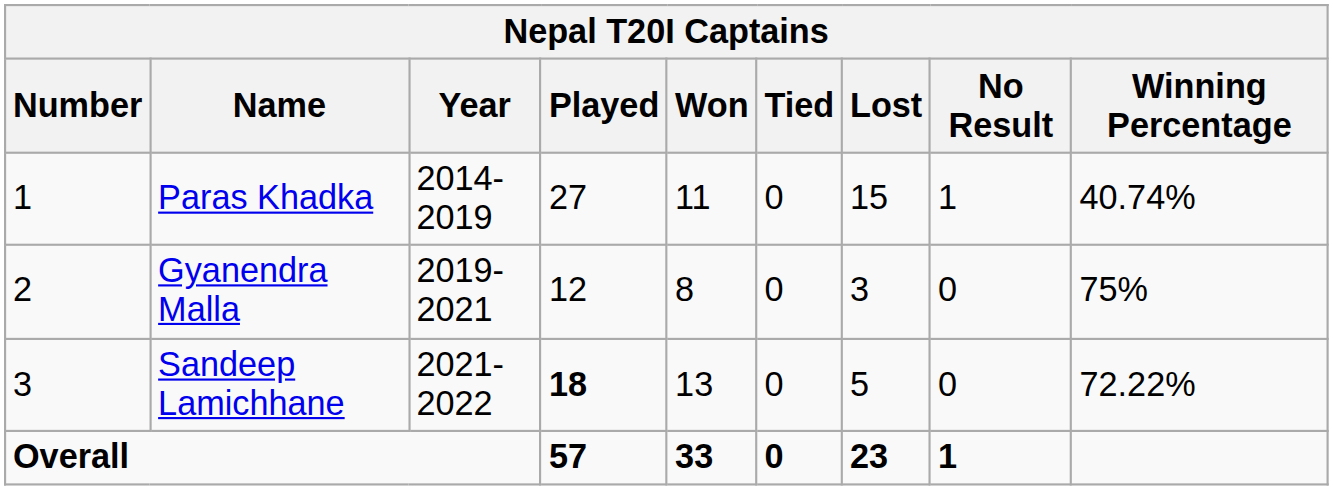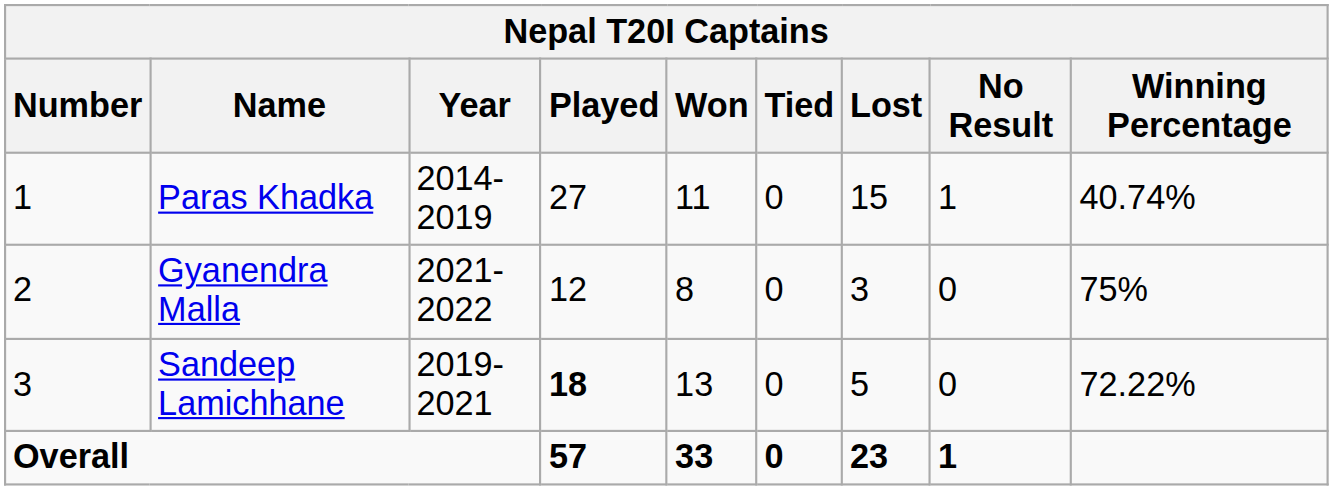(460, 290) 2019-2021 -> (460, 290) 2021-2022
(460, 383) 2021-2022 -> (460, 383) 2019-2021
